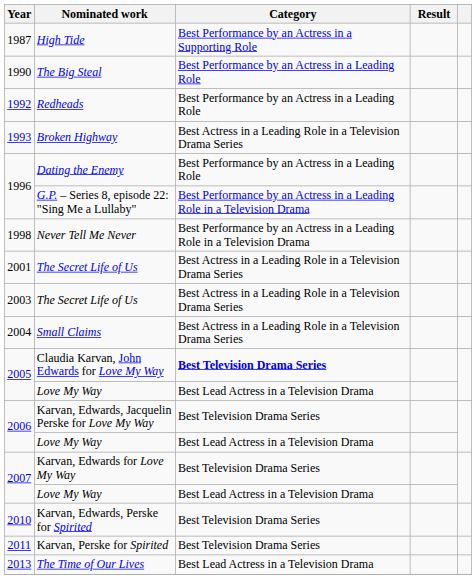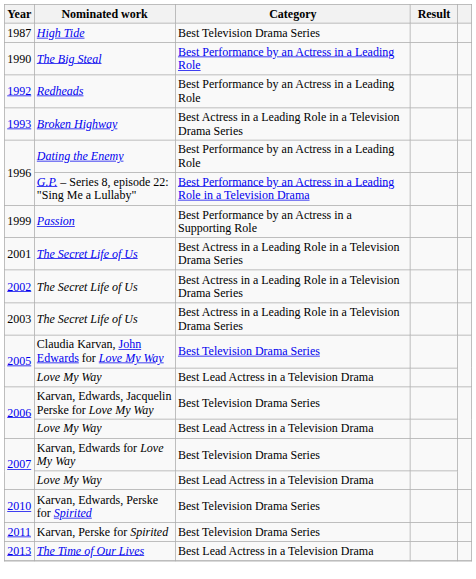(265, 39) Best Performance by an Actress in a Supporting Role -> (249, 33) Best Television Drama Series
- row: (19, 234)
+ row: (19, 221)
+ row: (19, 286)
- row: (19, 332)
(252, 365) bold -> (249, 351) normal
